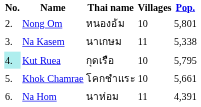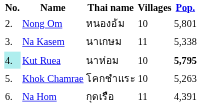(100, 60) กุดเรือ -> (102, 60) นาห่อม
(185, 60) normal -> (185, 60) bold
(185, 78) 5,661 -> (185, 78) 5,263
(102, 97) นาห่อม -> (100, 97) กุดเรือ
